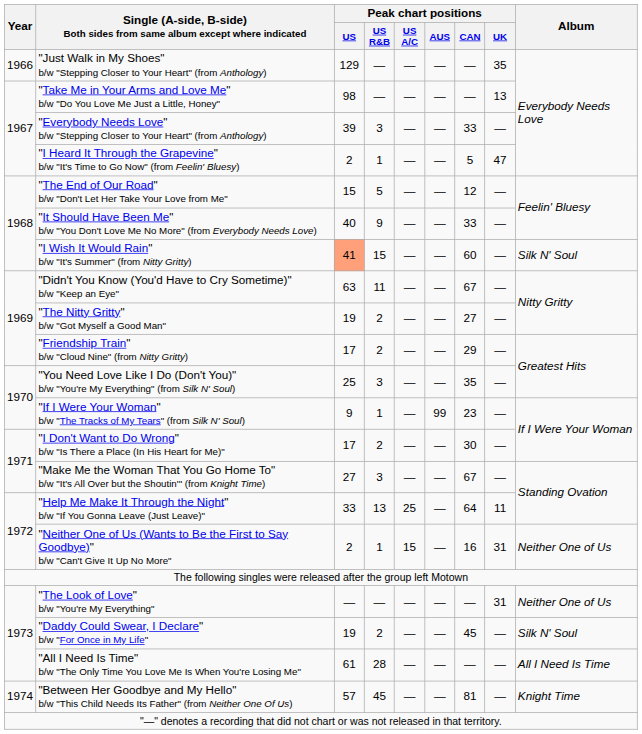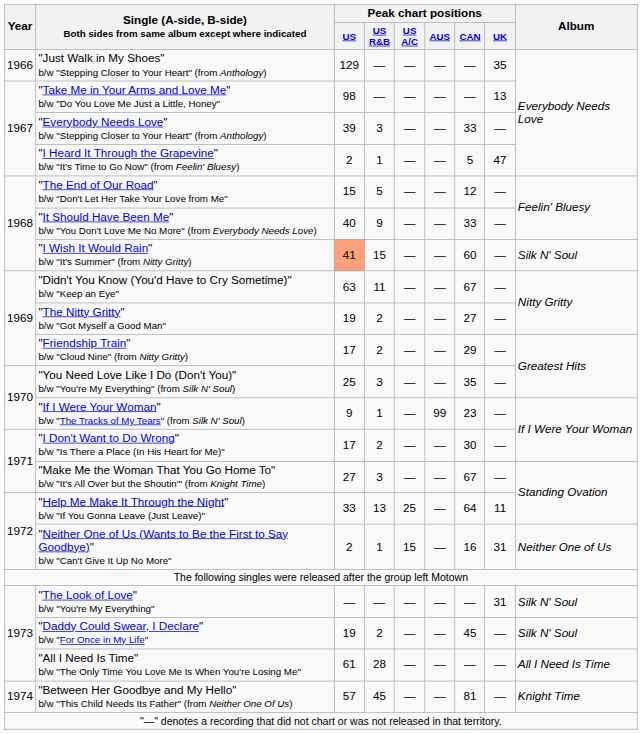(565, 601) Neither One of Us -> (548, 601) Silk N' Soul
